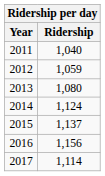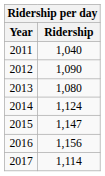(69, 69) 1,059 -> (69, 69) 1,090
(69, 124) 1,137 -> (69, 124) 1,147
